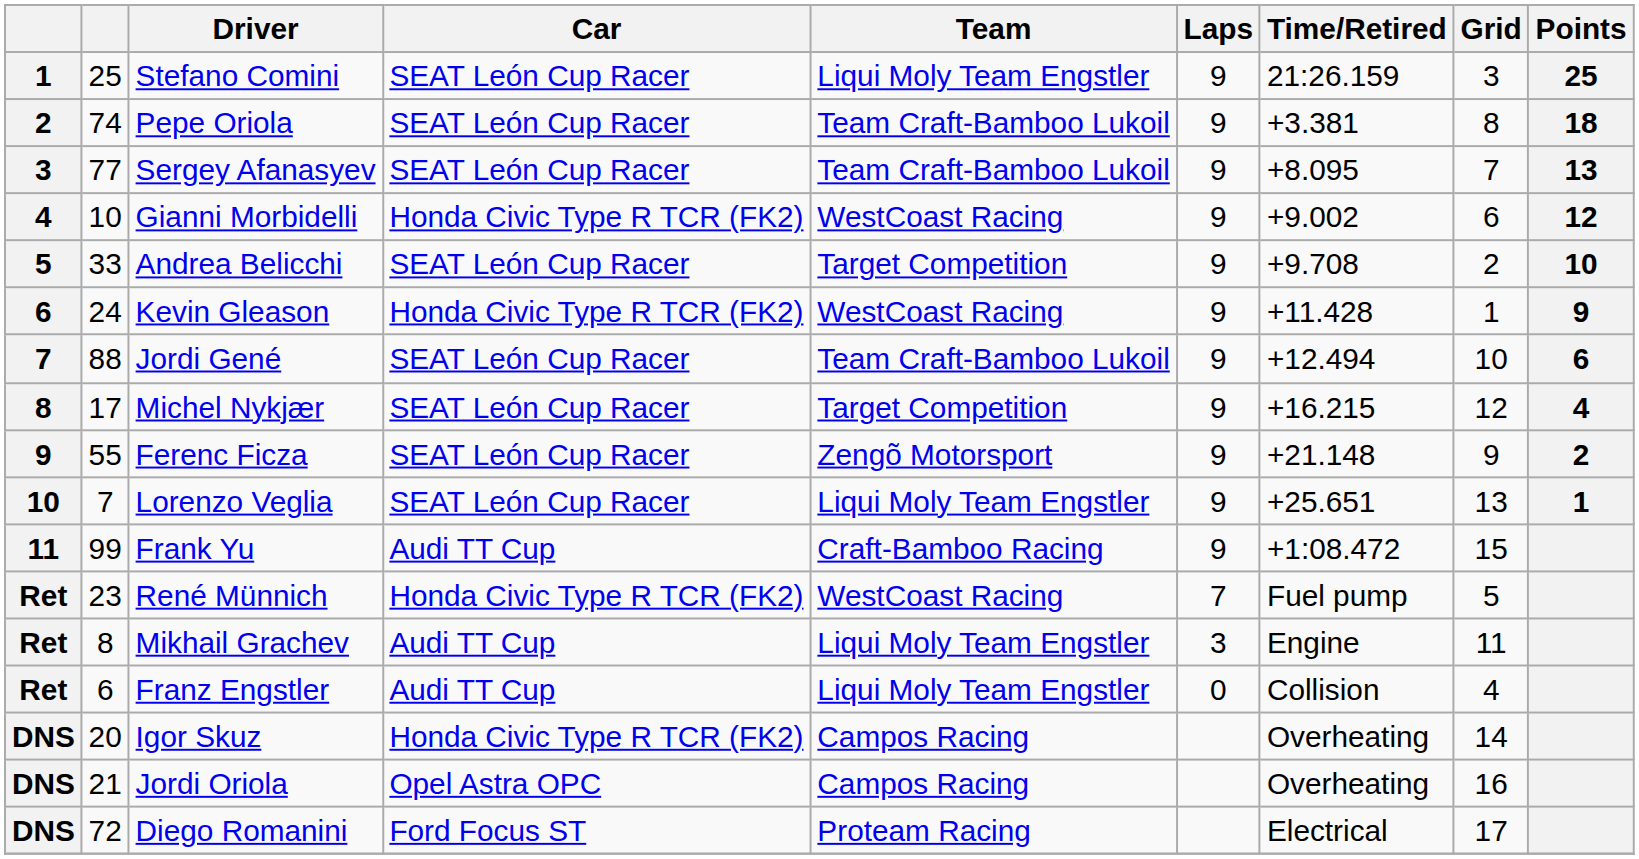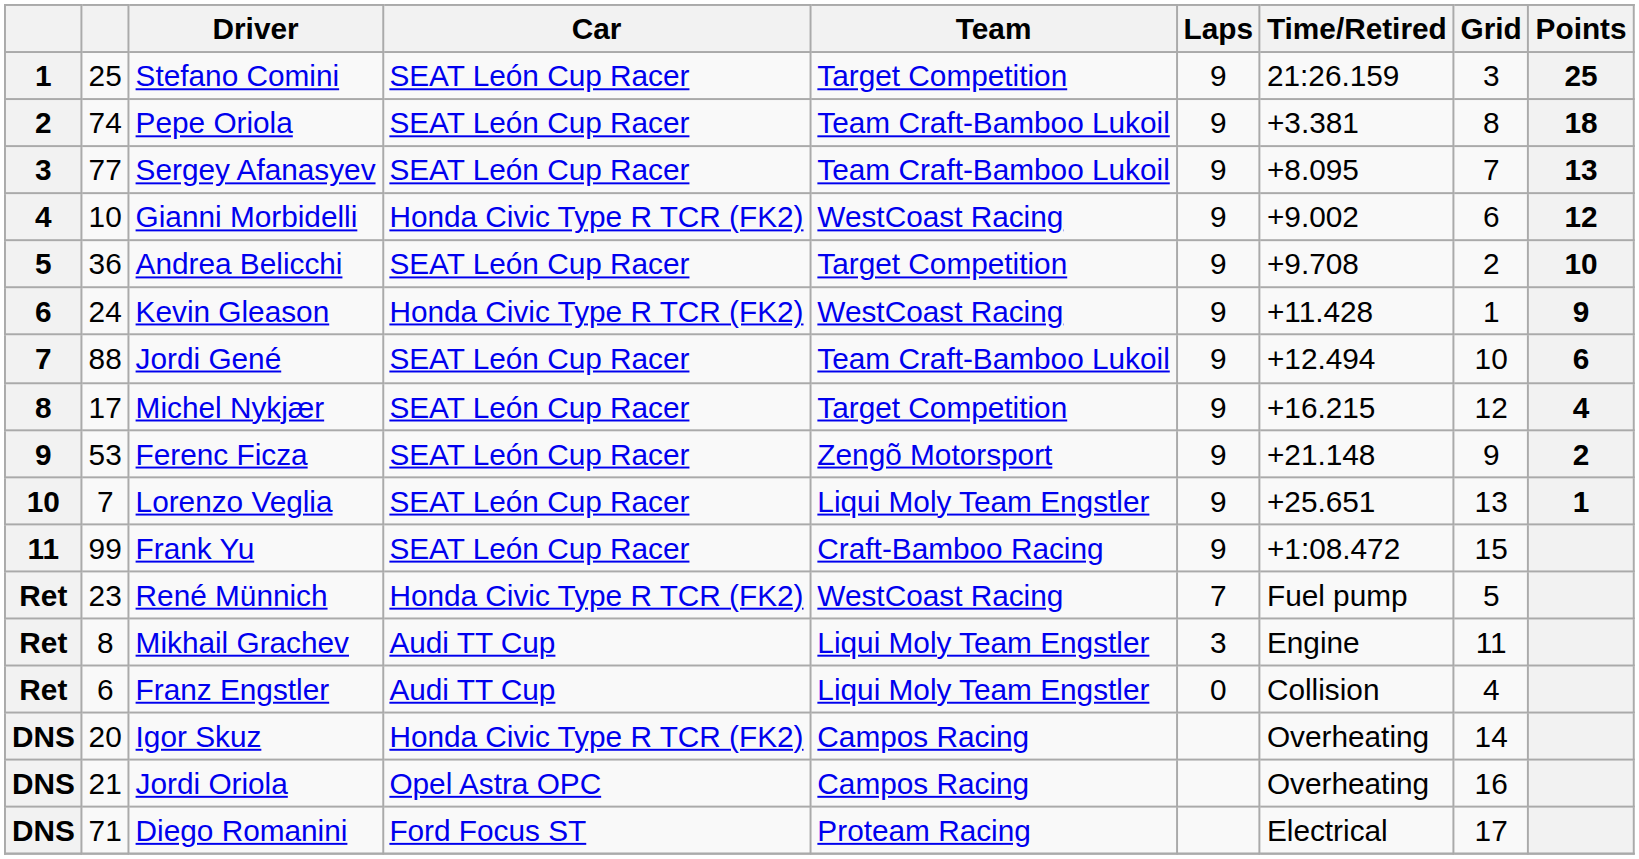(983, 76) Liqui Moly Team Engstler -> (942, 76) Target Competition
(105, 265) 33 -> (105, 265) 36
(105, 453) 55 -> (105, 453) 53
(472, 548) Audi TT Cup -> (539, 548) SEAT León Cup Racer
(105, 831) 72 -> (105, 831) 71
